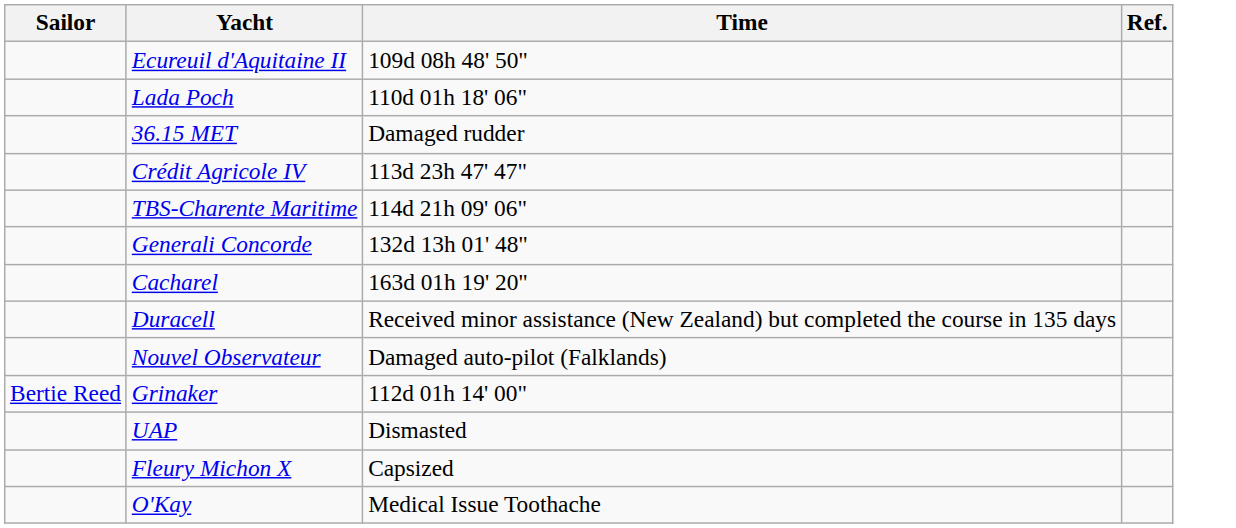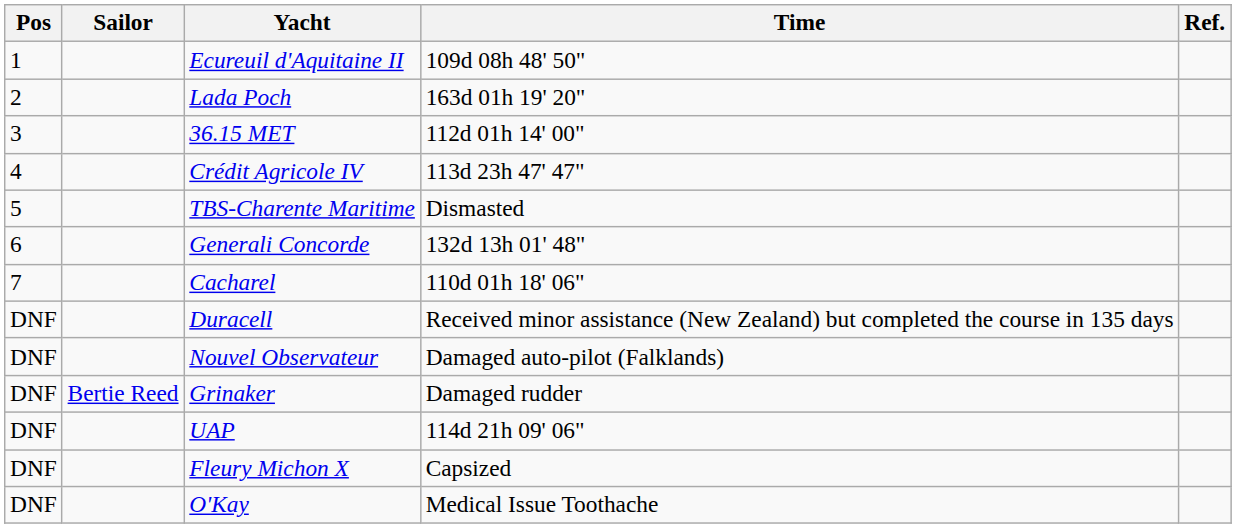+ column: (33, 23)
(448, 97) 110d 01h 18' 06" -> (506, 97) 163d 01h 19' 20"
(446, 134) Damaged rudder -> (505, 134) 112d 01h 14' 00"
(448, 208) 114d 21h 09' 06" -> (475, 208) Dismasted
(448, 282) 163d 01h 19' 20" -> (505, 282) 110d 01h 18' 06"
(448, 393) 112d 01h 14' 00" -> (504, 393) Damaged rudder
(417, 430) Dismasted -> (505, 430) 114d 21h 09' 06"
